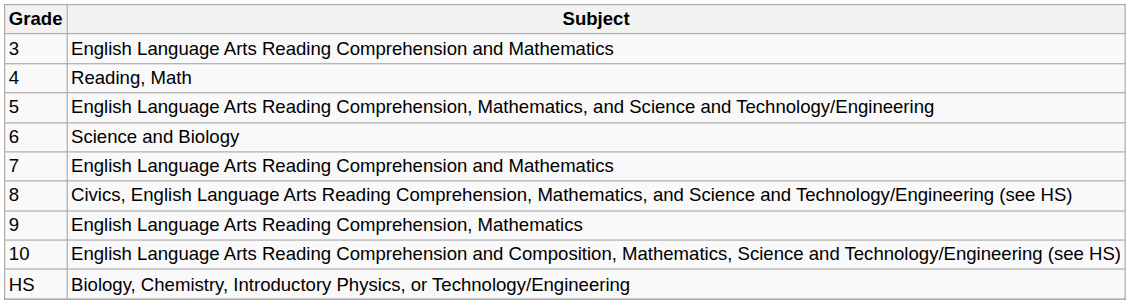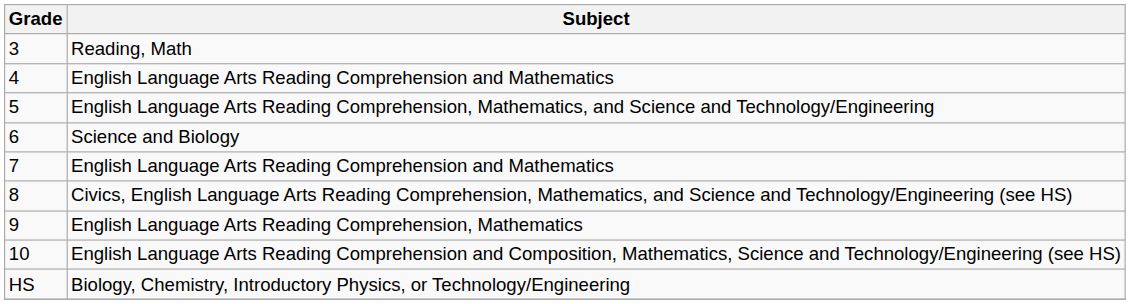(342, 48) English Language Arts Reading Comprehension and Mathematics -> (131, 48) Reading, Math
(131, 78) Reading, Math -> (342, 78) English Language Arts Reading Comprehension and Mathematics
